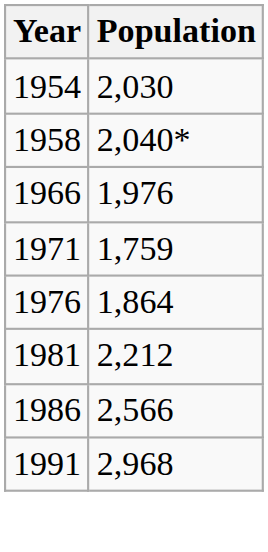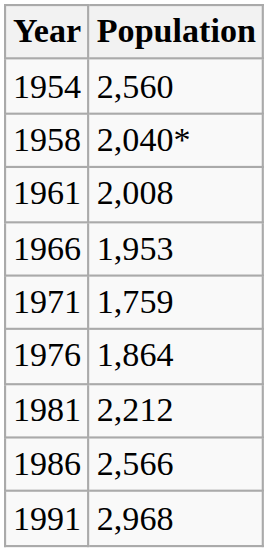(135, 85) 2,030 -> (135, 85) 2,560
+ row: (47, 193)
(135, 193) 1,976 -> (135, 247) 1,953
